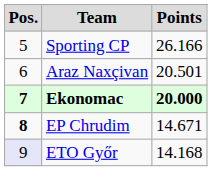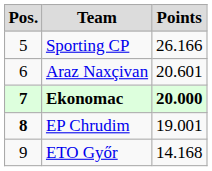(179, 71) 20.501 -> (179, 71) 20.601
(179, 125) 14.671 -> (179, 125) 19.001
(23, 152) lavender background -> (23, 152) no background
